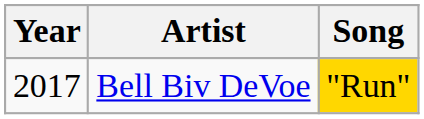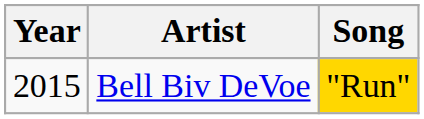(47, 85) 2017 -> (47, 85) 2015
